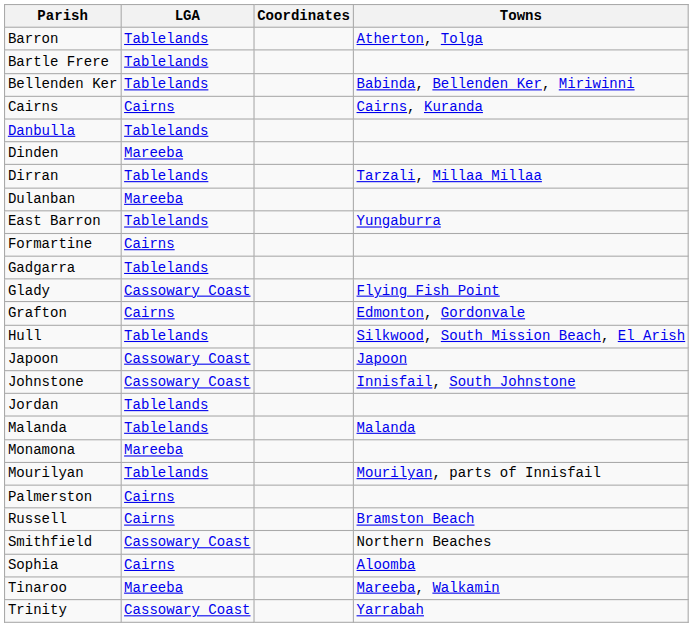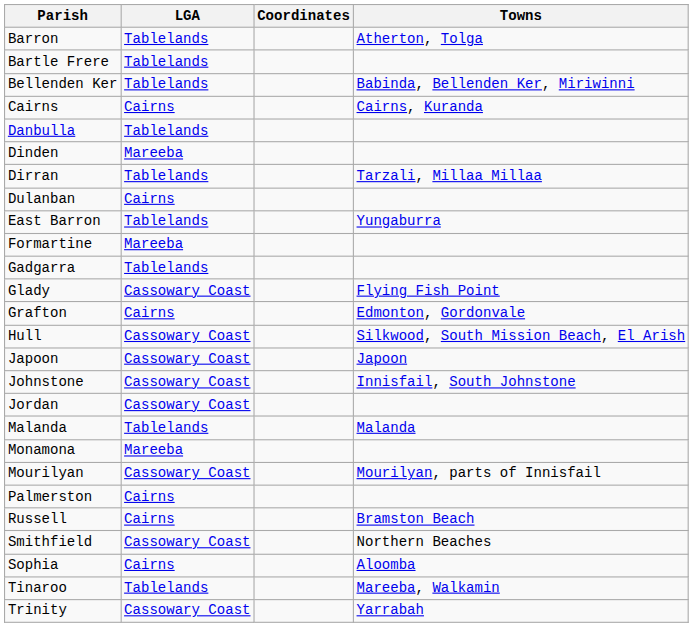(154, 199) Mareeba -> (149, 199) Cairns
(149, 245) Cairns -> (154, 245) Mareeba
(166, 336) Tablelands -> (187, 336) Cassowary Coast
(166, 405) Tablelands -> (187, 405) Cassowary Coast
(166, 474) Tablelands -> (187, 474) Cassowary Coast
(154, 588) Mareeba -> (166, 588) Tablelands
